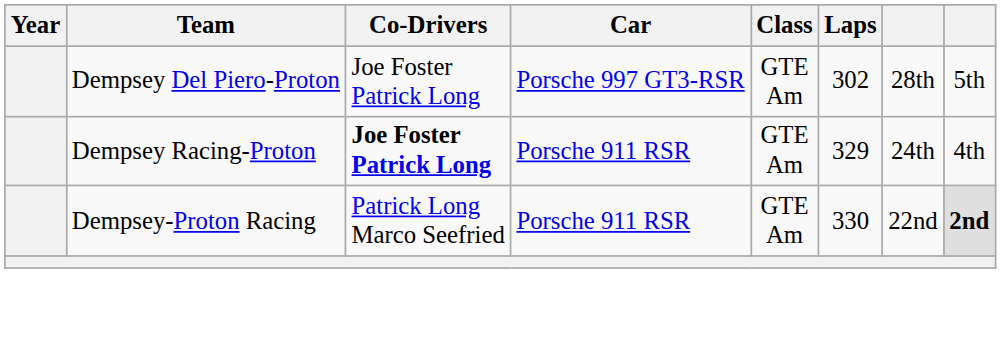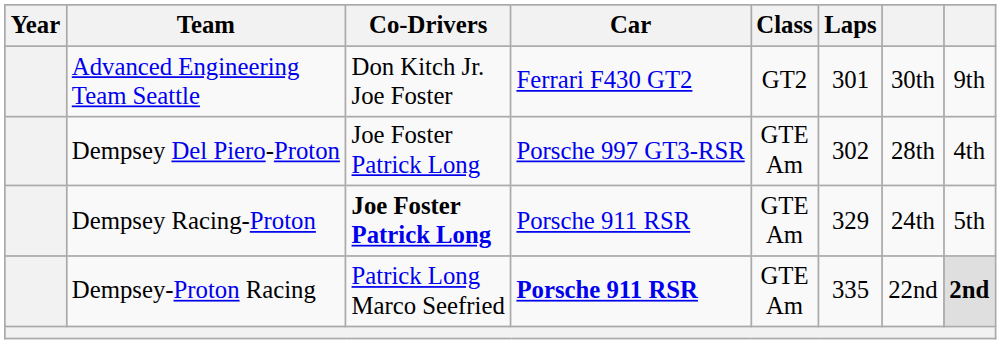+ row: (186, 80)
(969, 80) 5th -> (969, 150) 4th
(969, 150) 4th -> (969, 220) 5th
(603, 220) normal -> (607, 291) bold
(850, 220) 330 -> (850, 291) 335
